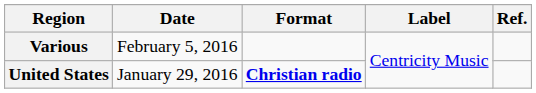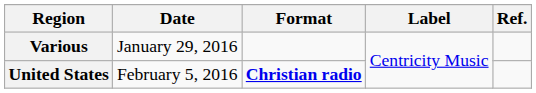(177, 46) February 5, 2016 -> (177, 46) January 29, 2016
(177, 74) January 29, 2016 -> (177, 74) February 5, 2016
